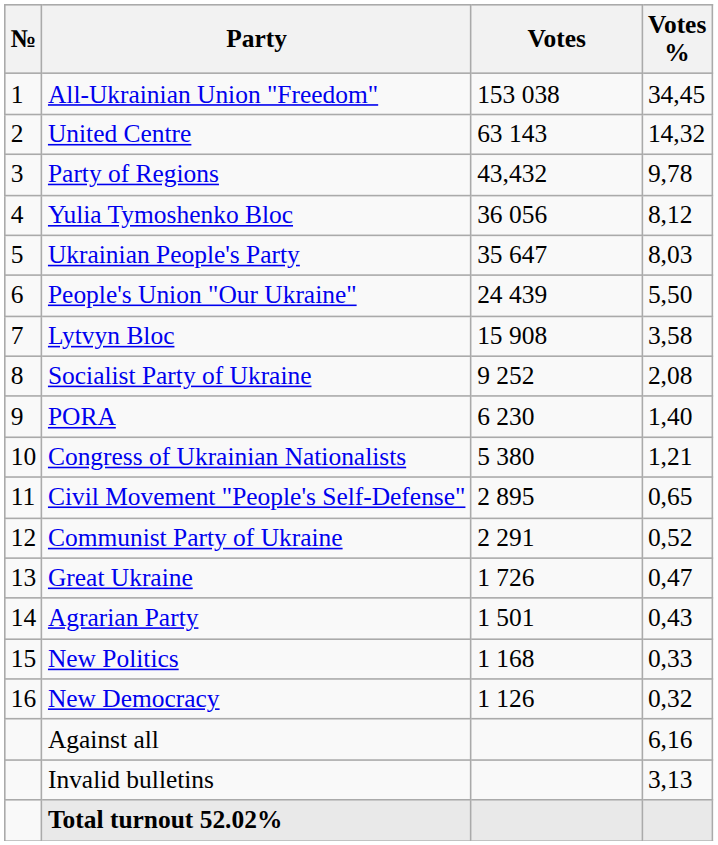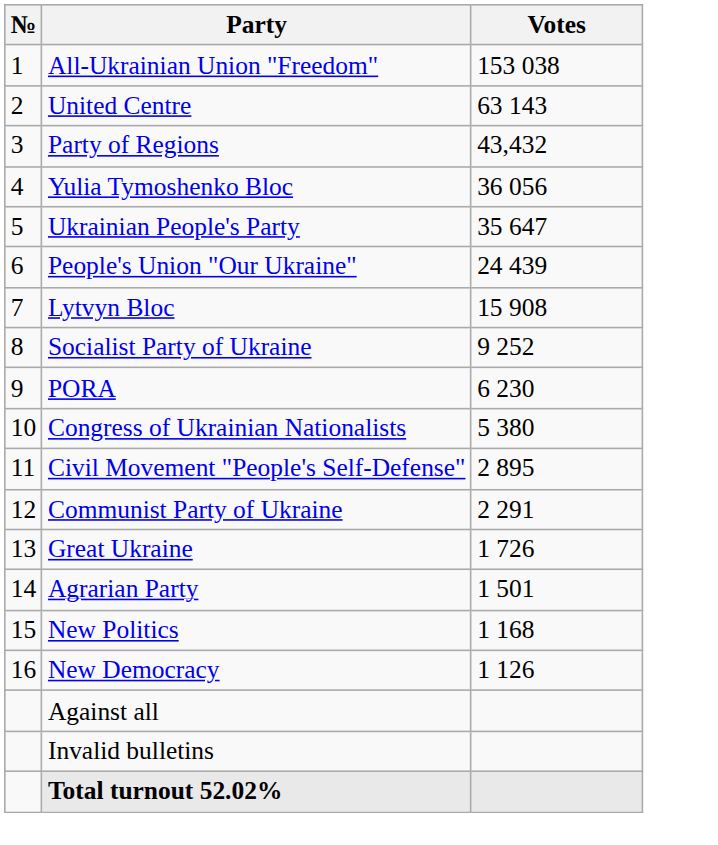- column: (677, 38)
